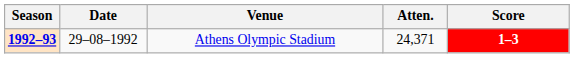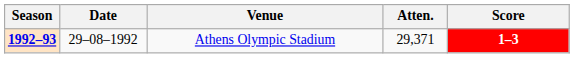(415, 40) 24,371 -> (415, 40) 29,371
